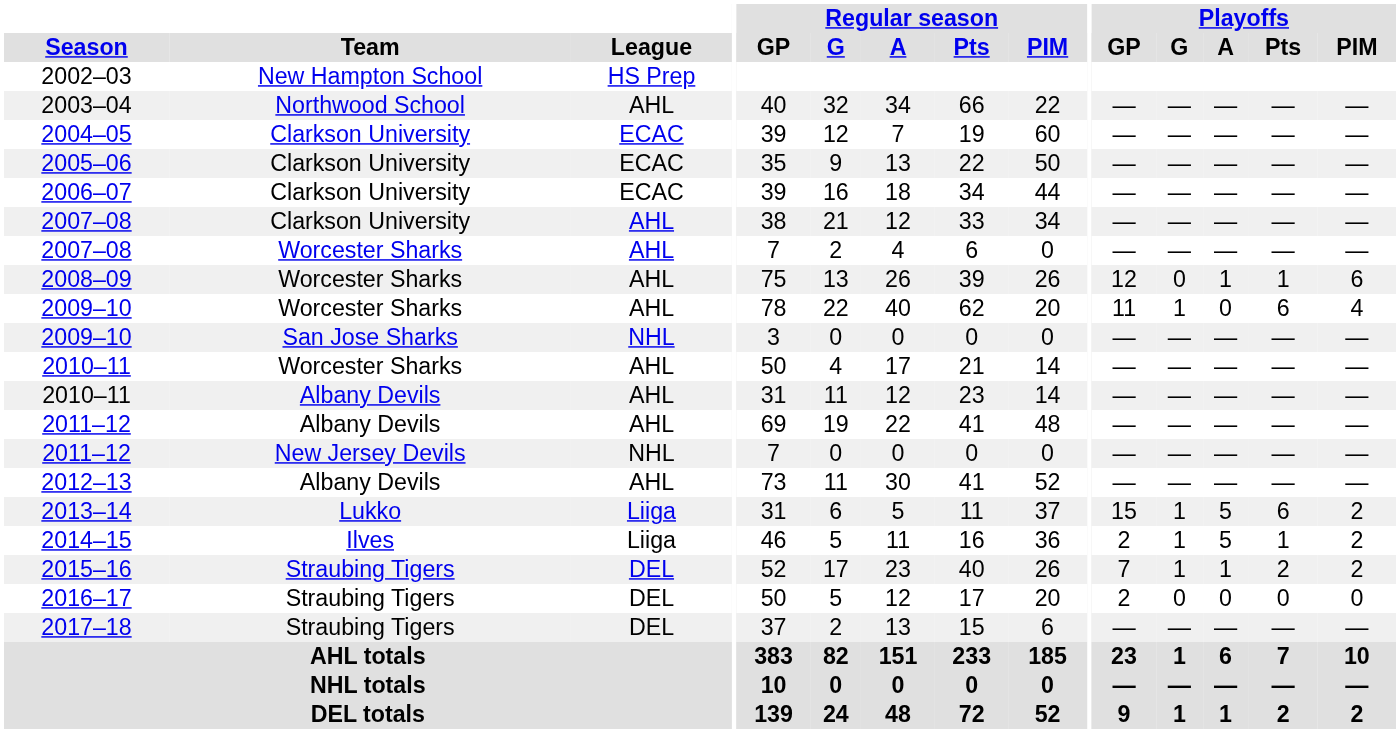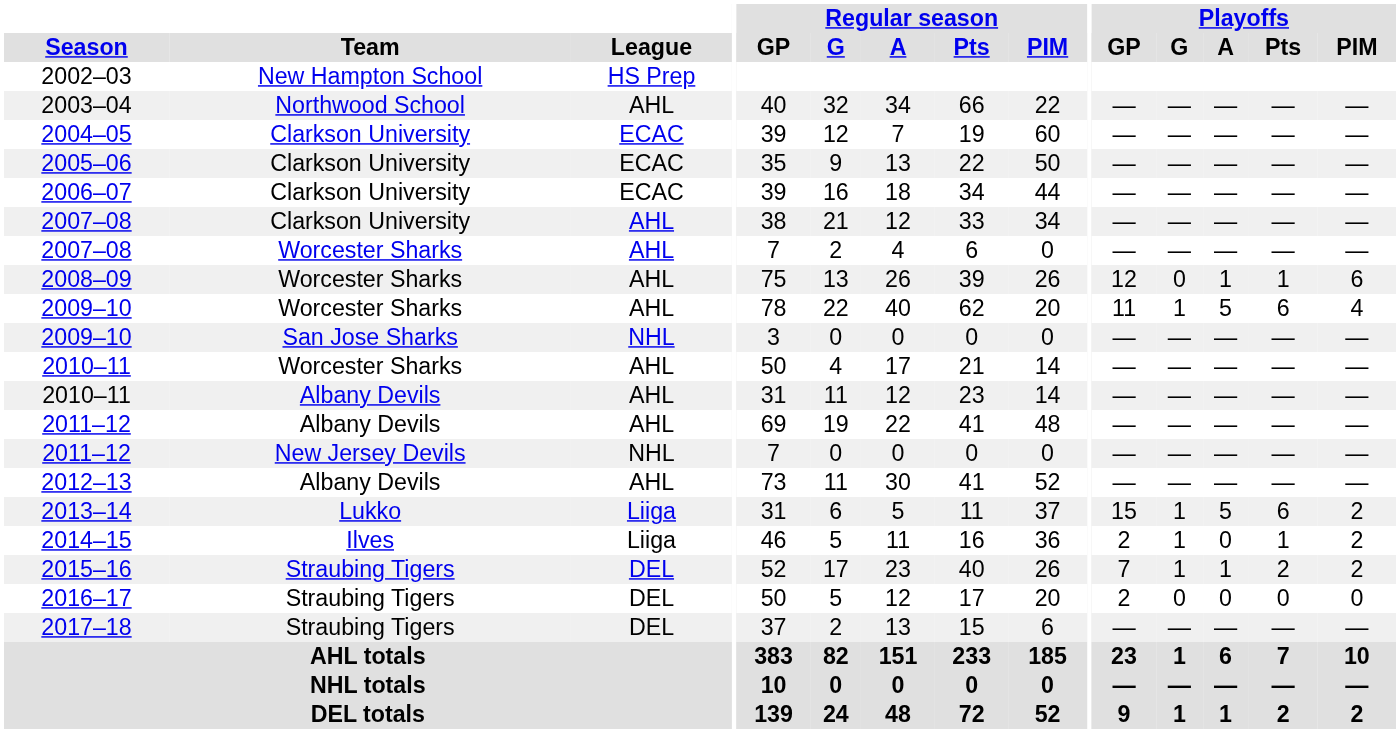(1226, 308) 0 -> (1226, 308) 5
(1226, 540) 5 -> (1226, 540) 0
